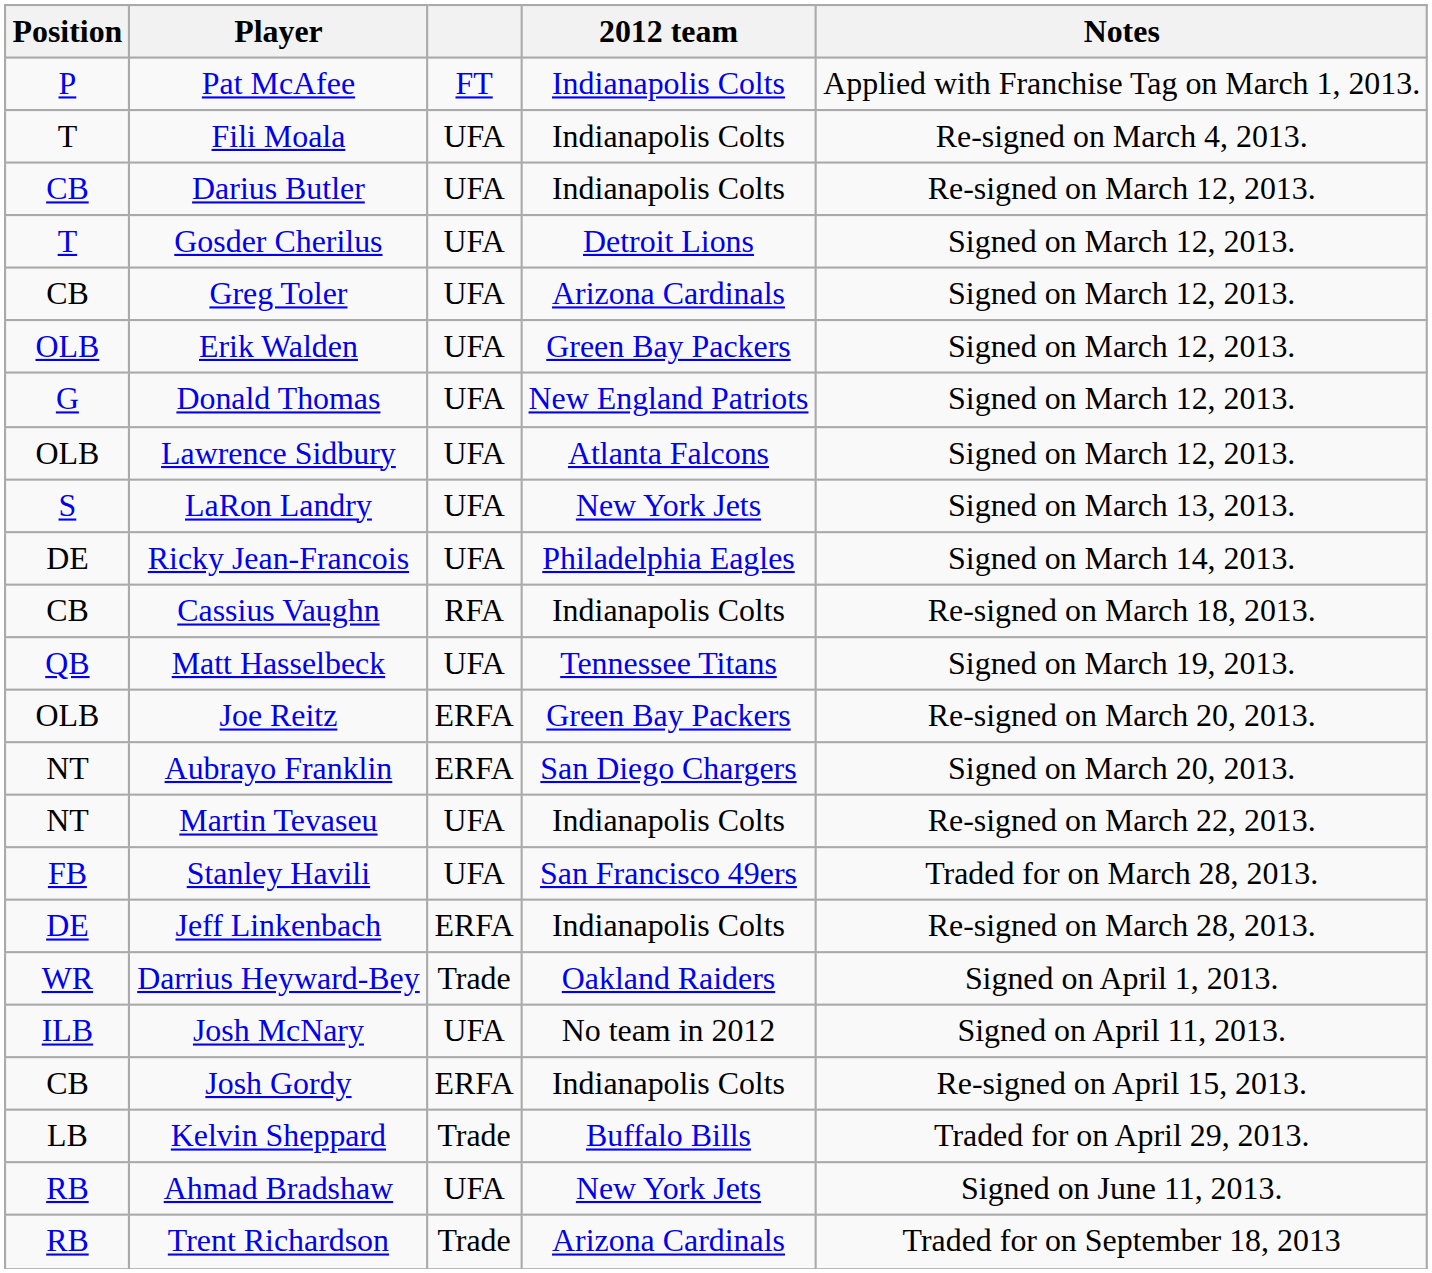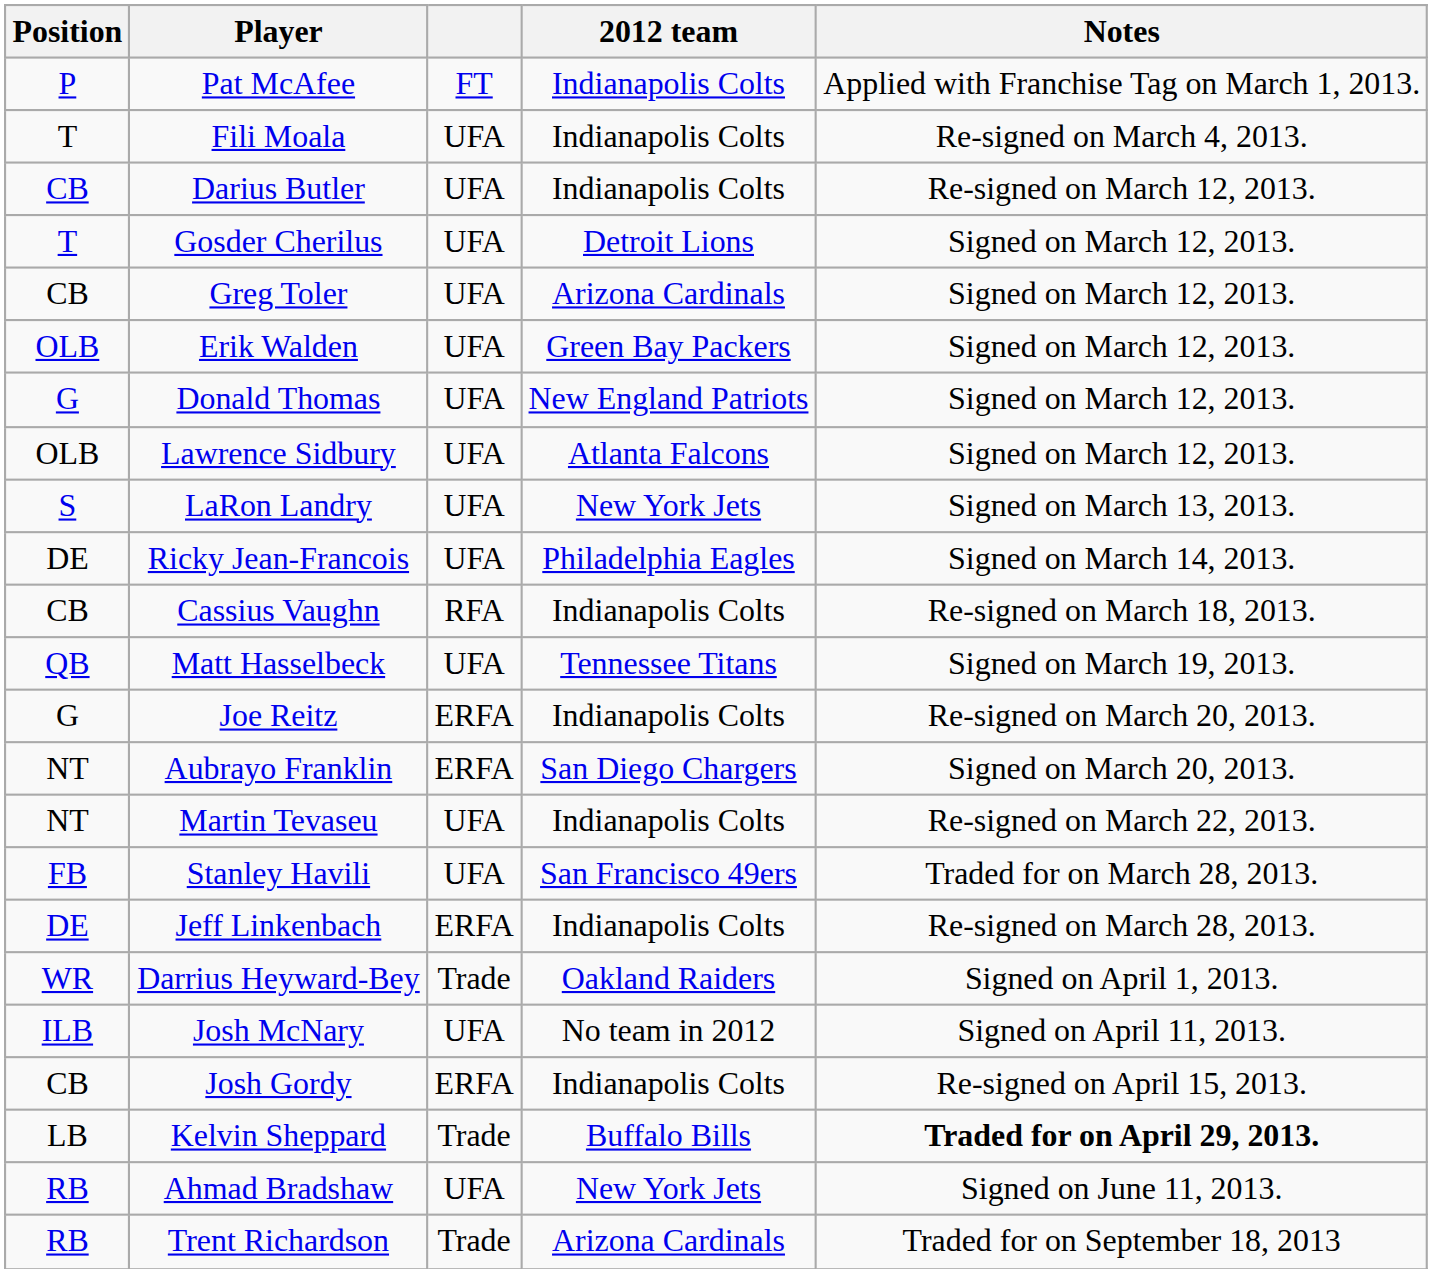(67, 715) OLB -> (67, 715) G
(669, 715) Green Bay Packers -> (669, 715) Indianapolis Colts
(1122, 1136) normal -> (1122, 1136) bold
